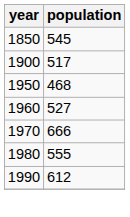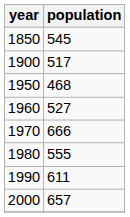(59, 177) 612 -> (59, 177) 611
+ row: (24, 200)
